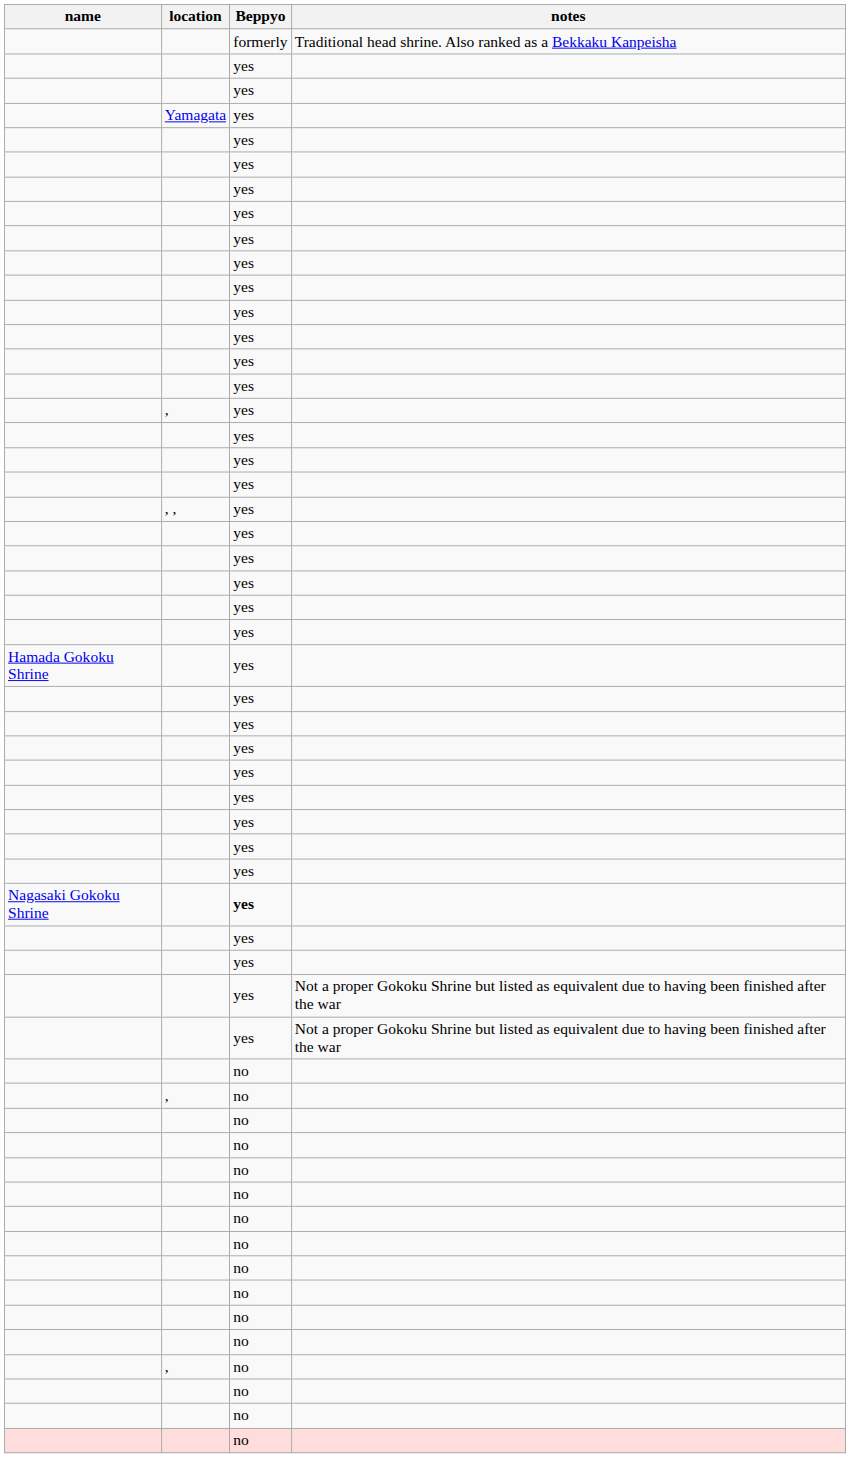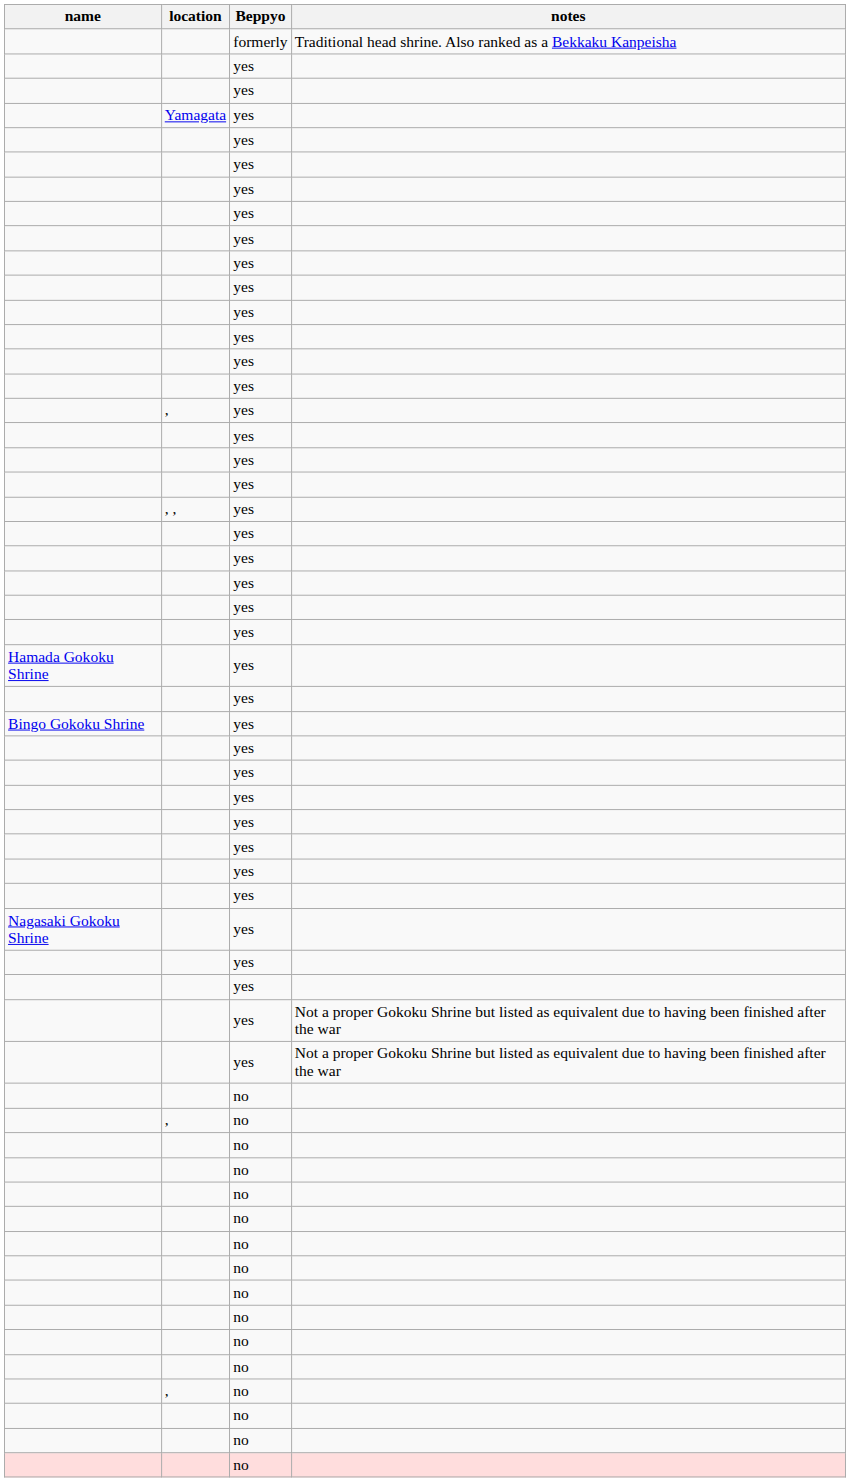+ row: (76, 723)
(244, 904) bold -> (244, 929) normal
